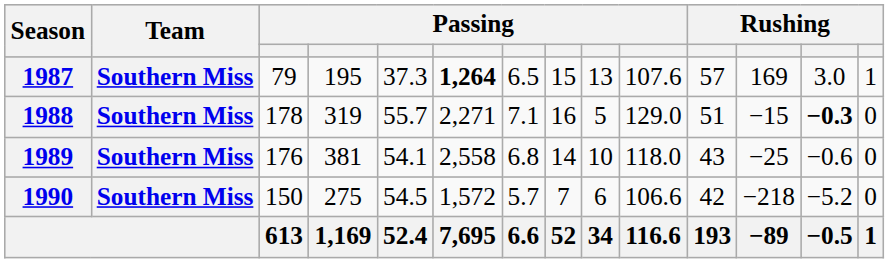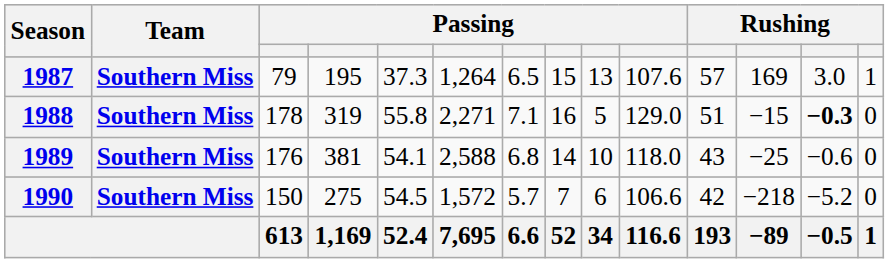(467, 76) bold -> (467, 76) normal
(405, 116) 55.7 -> (405, 116) 55.8
(467, 156) 2,558 -> (467, 156) 2,588
